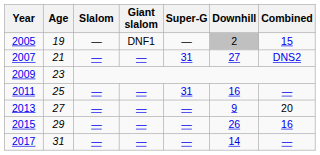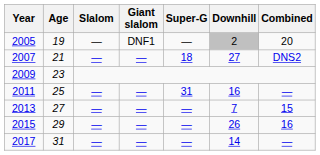(287, 41) 15 -> (287, 41) 20
(187, 58) 31 -> (187, 58) 18
(234, 108) 9 -> (234, 108) 7
(287, 108) 20 -> (287, 108) 15
